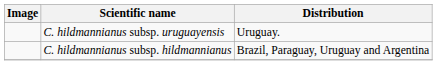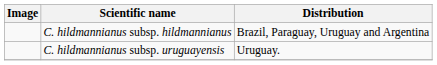rows swapped: (138, 50) <-> (134, 32)
